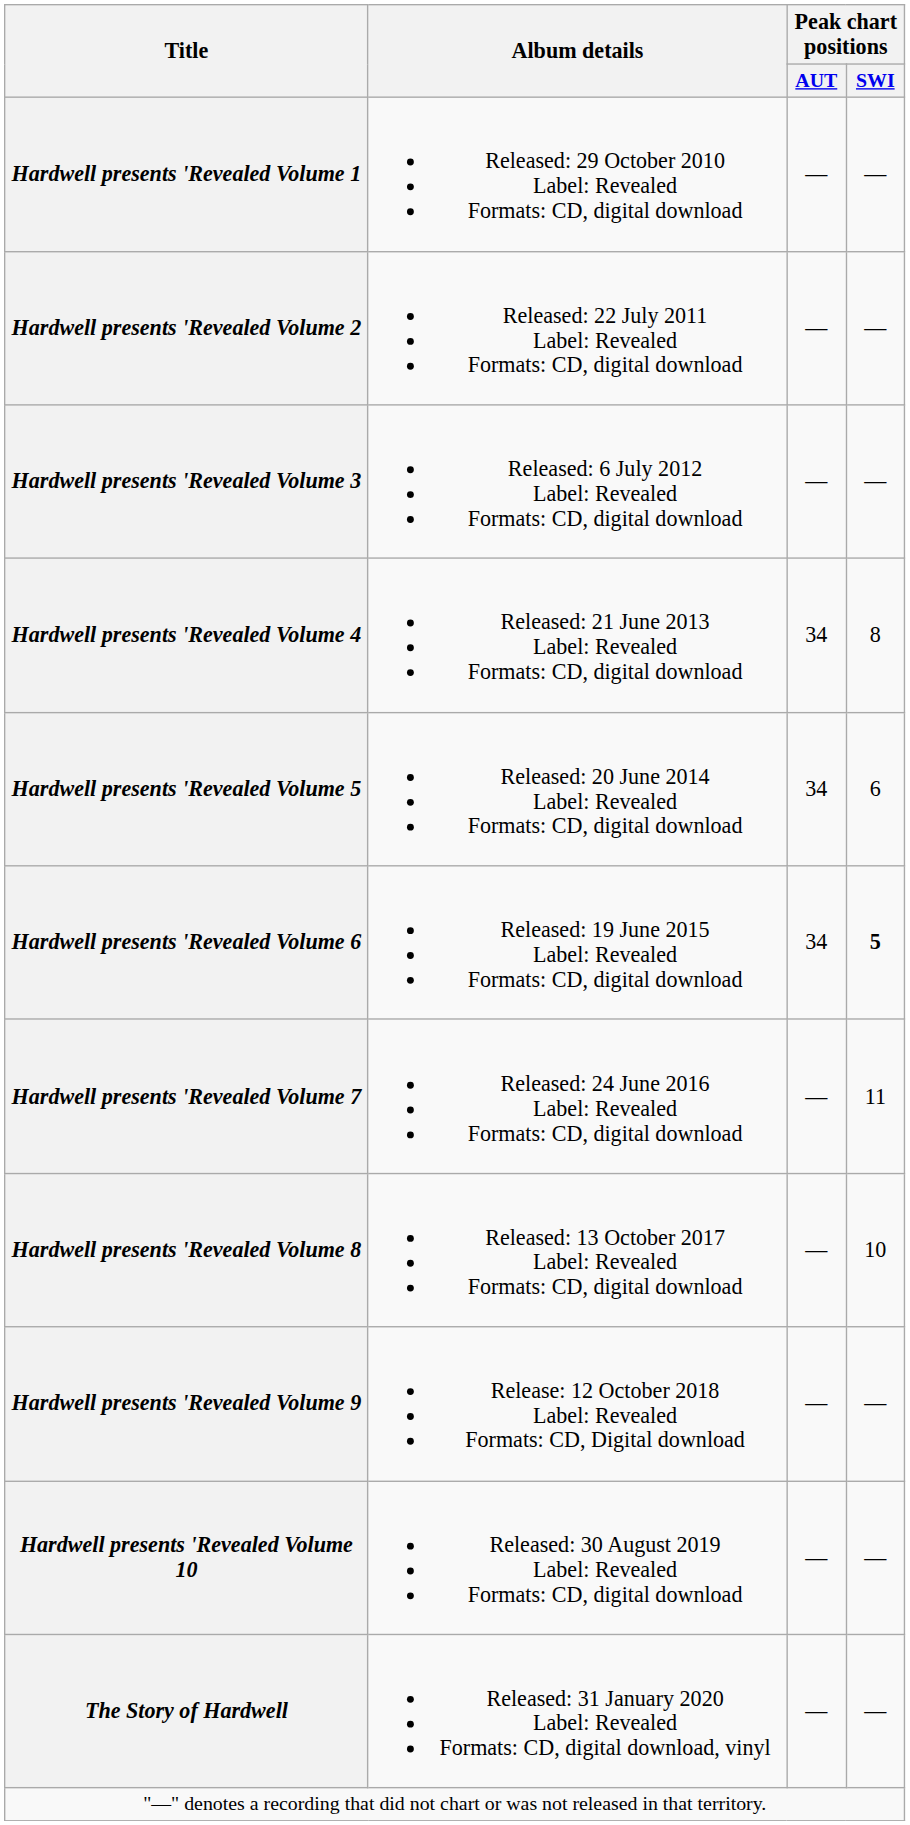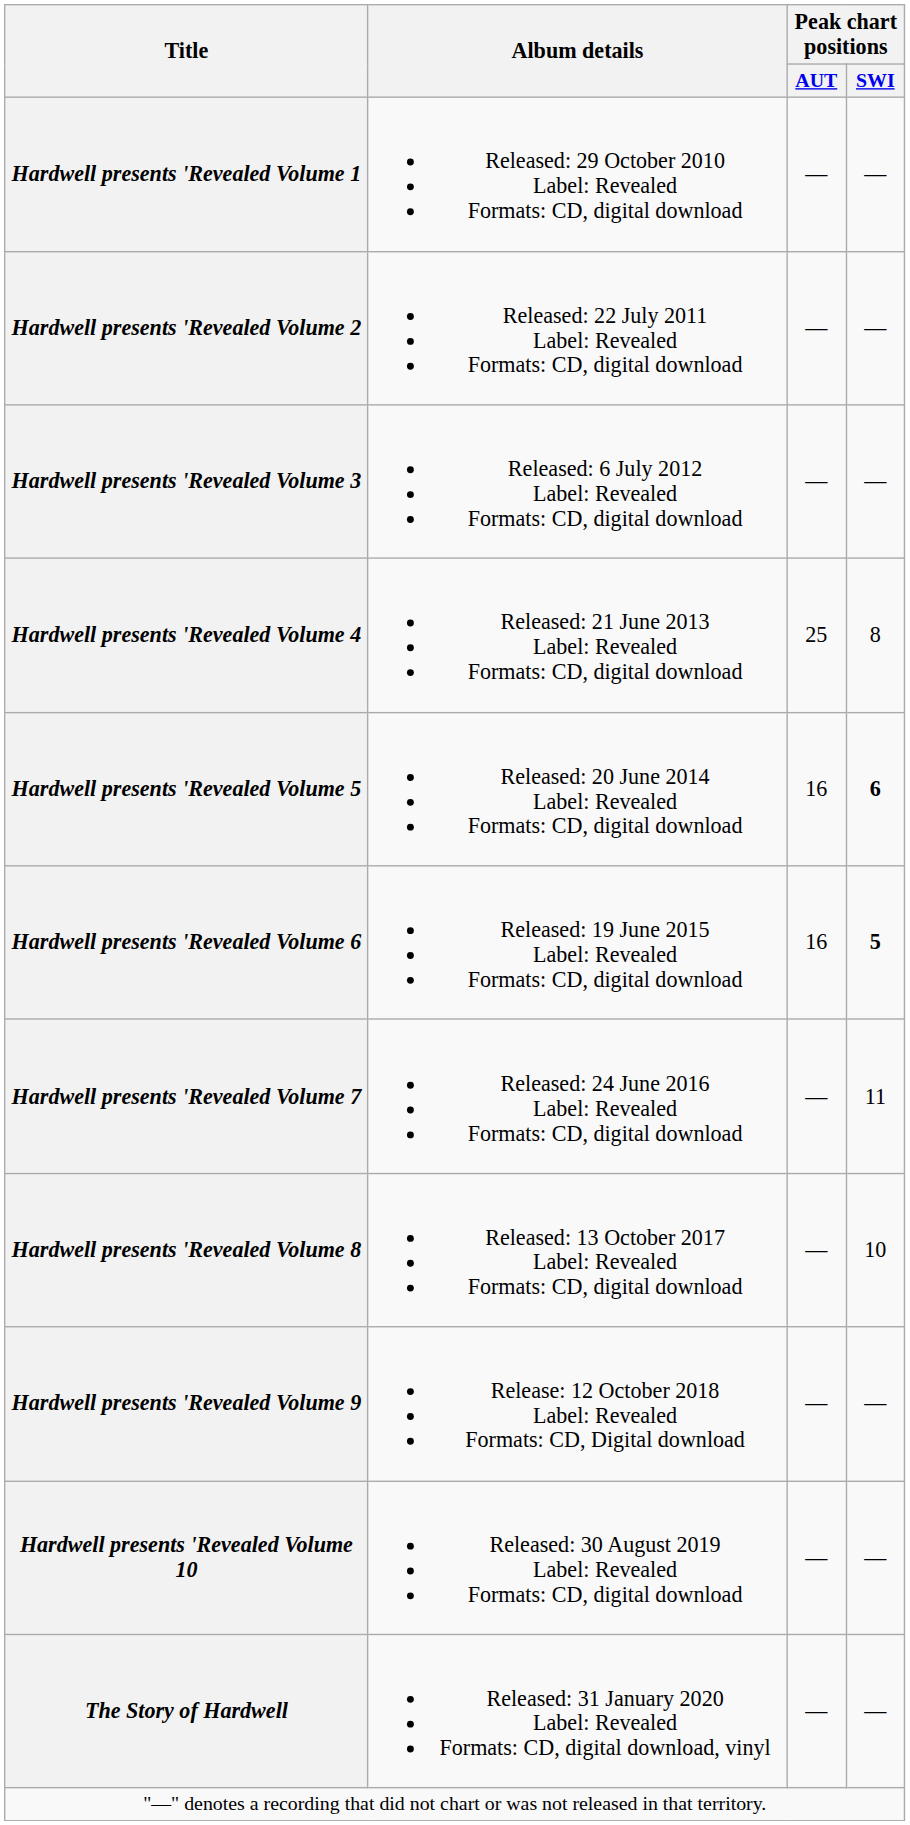(816, 635) 34 -> (816, 635) 25
(816, 788) 34 -> (816, 788) 16
(875, 788) normal -> (875, 788) bold
(816, 942) 34 -> (816, 942) 16
